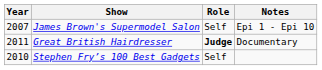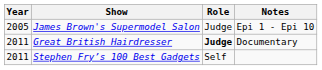(18, 27) 2007 -> (18, 27) 2005
(215, 27) Self -> (218, 27) Judge
(18, 57) 2010 -> (18, 57) 2011
